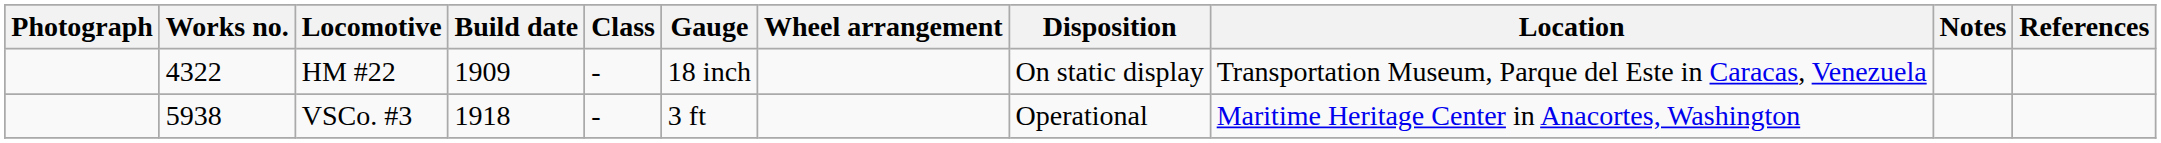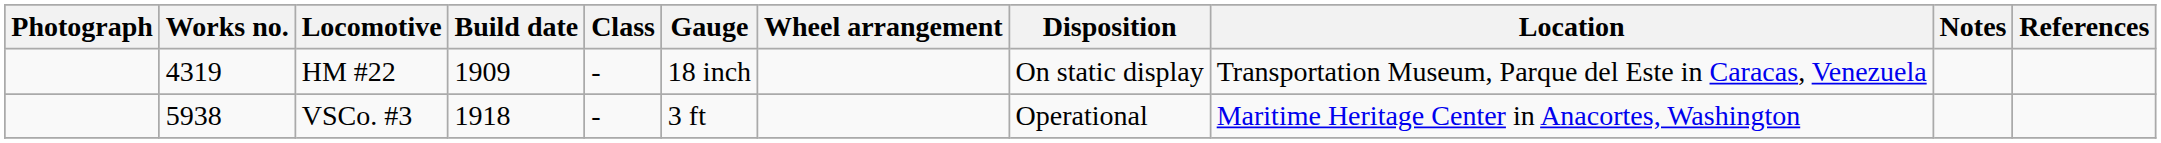(194, 71) 4322 -> (194, 71) 4319
